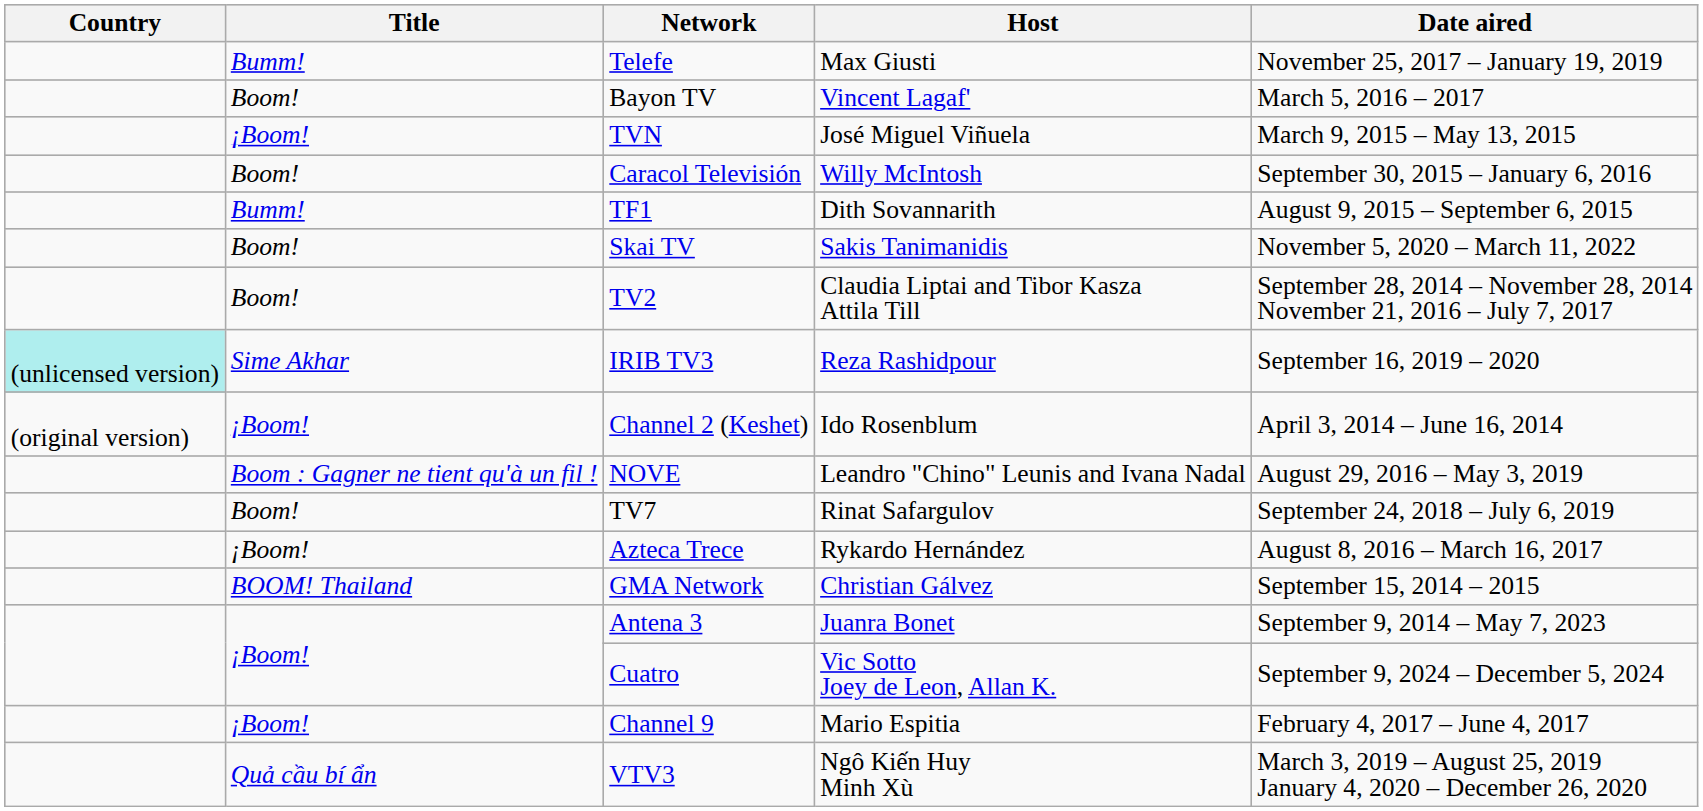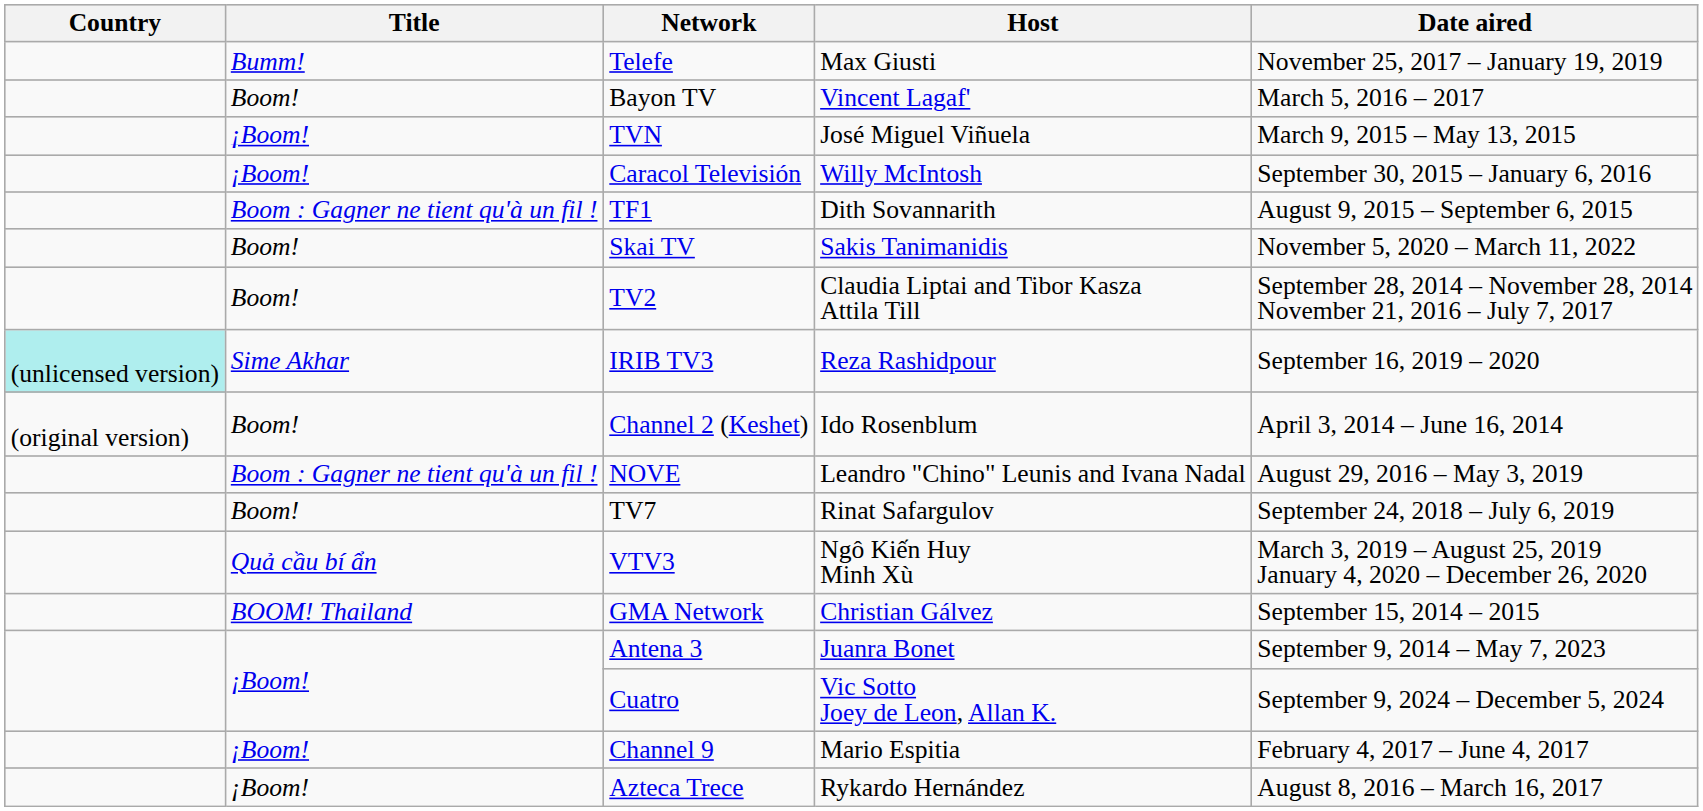(265, 172) Boom! -> (270, 172) ¡Boom!
(268, 210) Bumm! -> (414, 210) Boom : Gagner ne tient qu'à un fil !
(270, 423) ¡Boom! -> (265, 423) Boom!
rows swapped: (676, 548) <-> (642, 774)
